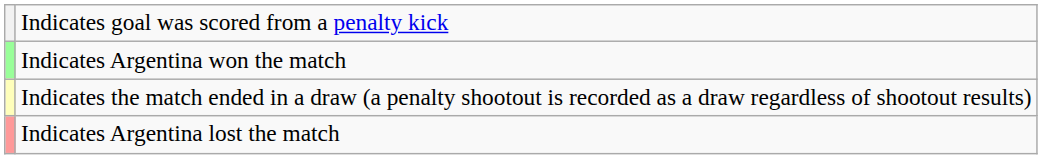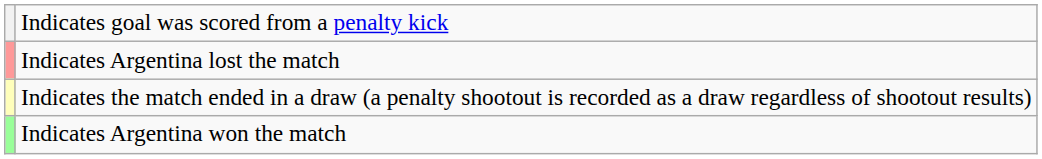rows swapped: (183, 60) <-> (180, 134)
